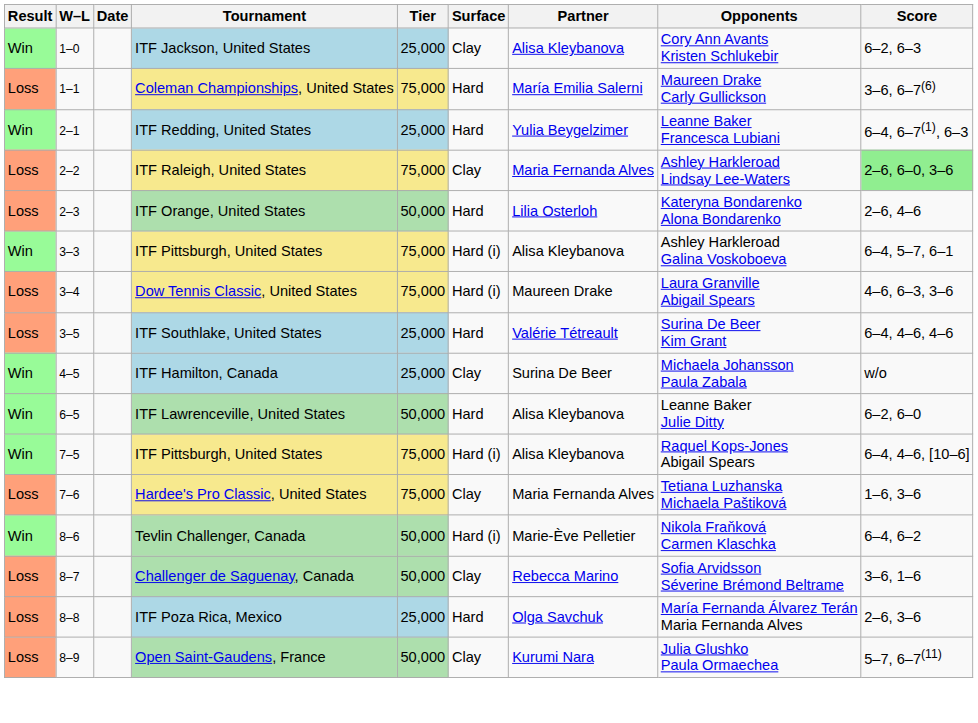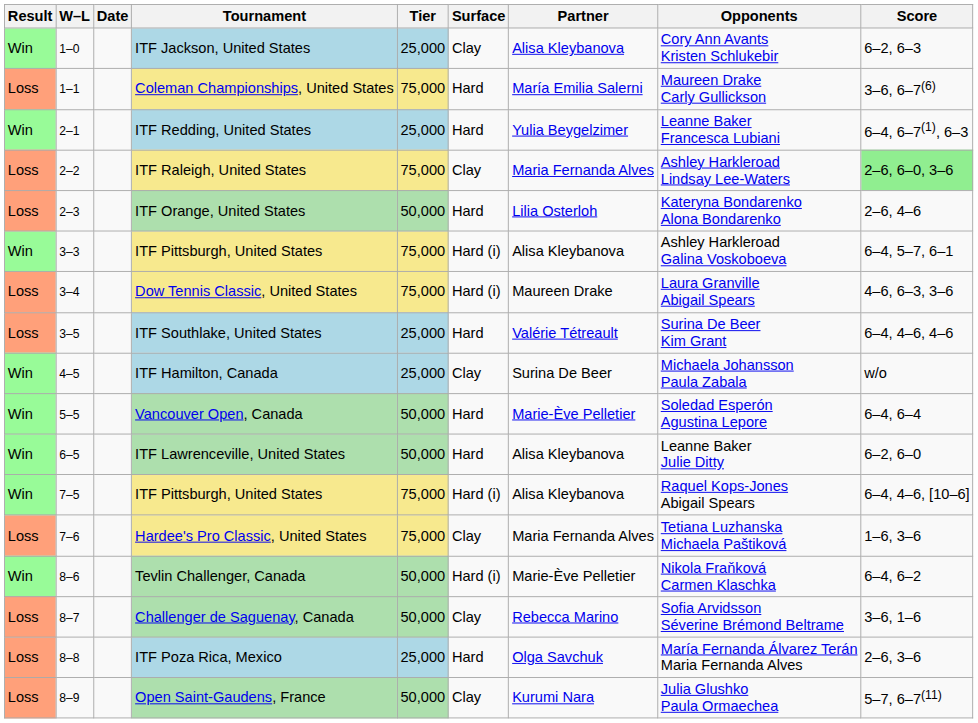+ row: (69, 414)
